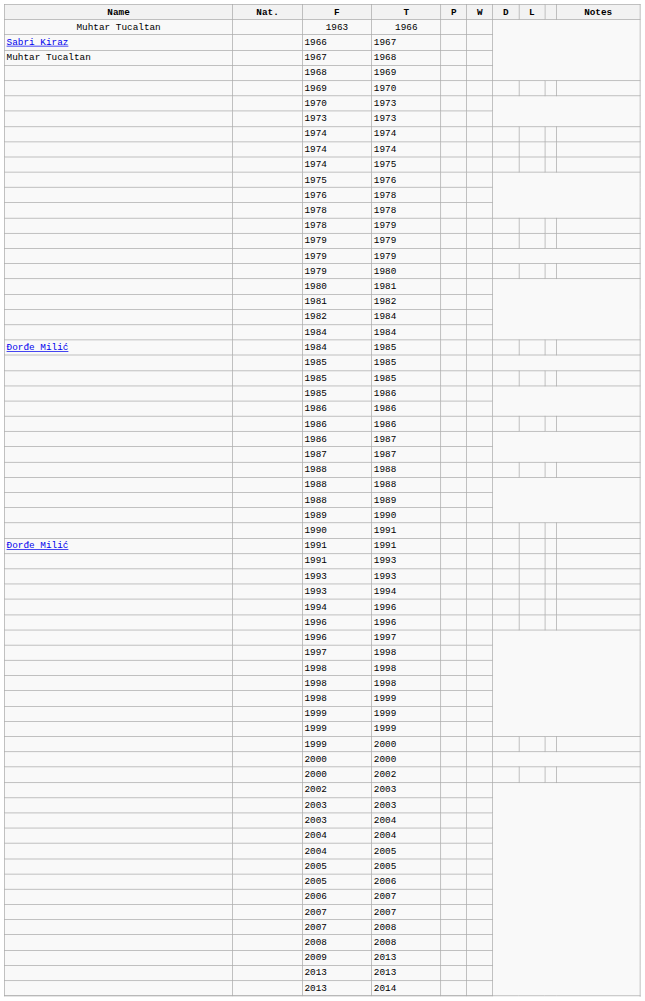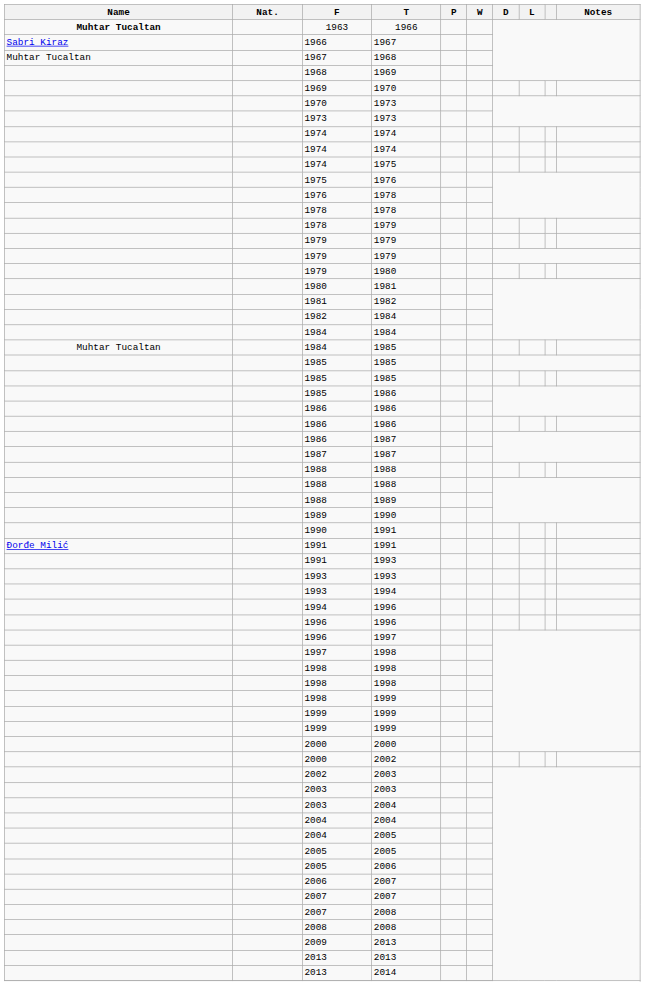(119, 27) normal -> (119, 27) bold
(37, 348) Đorđe Milić -> (119, 348) Muhtar Tucaltan
- row: (316, 744)
